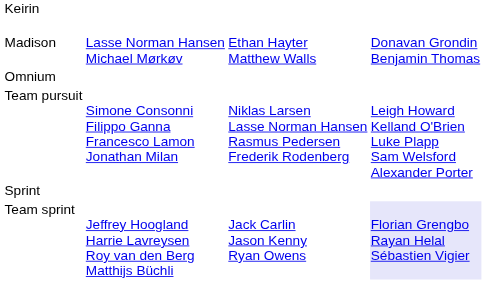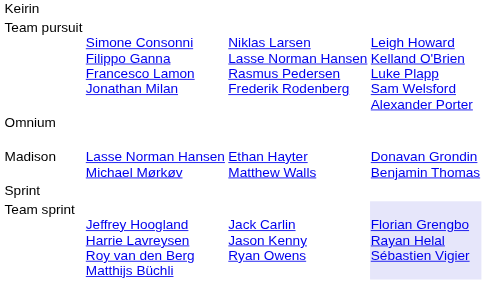rows swapped: (30, 43) <-> (43, 95)
